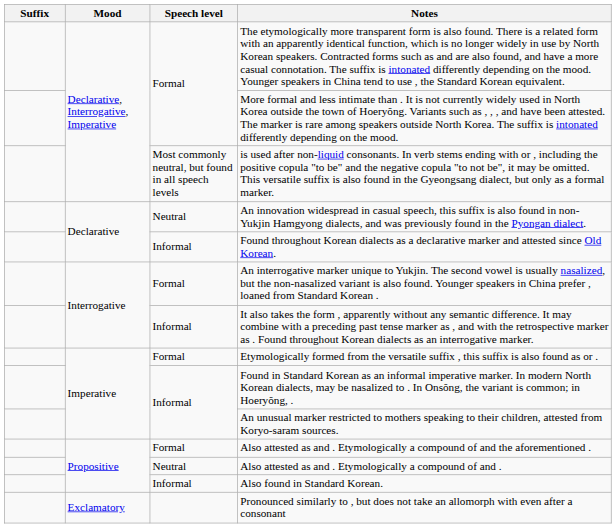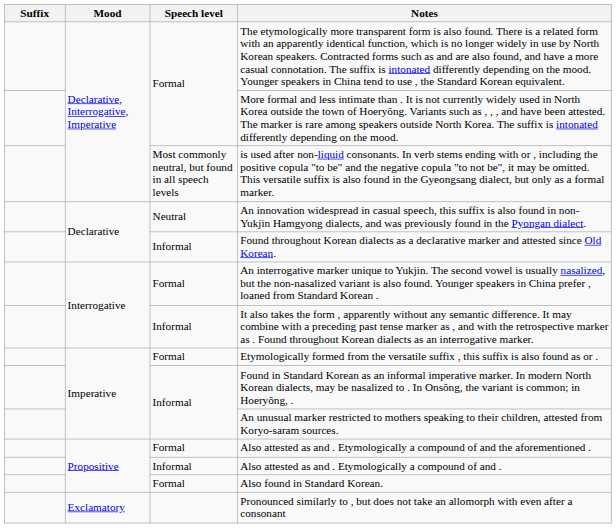(169, 465) Neutral -> (172, 465) Informal
(172, 483) Informal -> (169, 483) Formal
